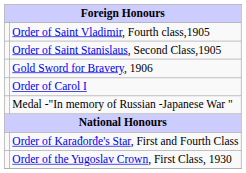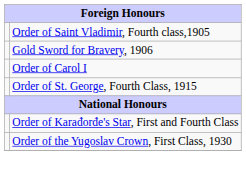- row: (117, 50)
- row: (123, 104)
+ row: (105, 86)
